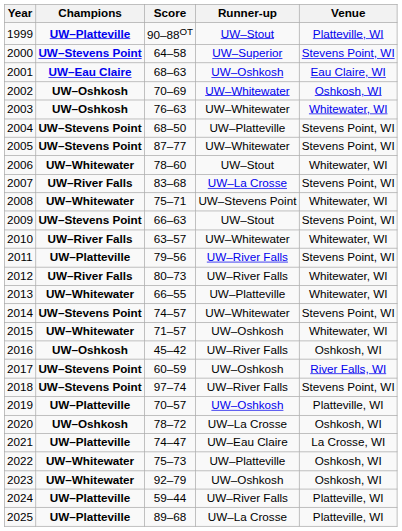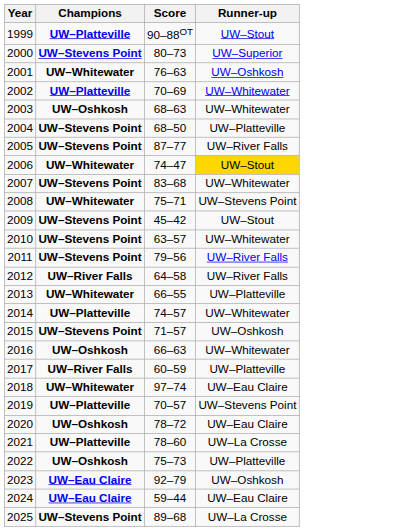- column: (348, 13)
(170, 53) 64–58 -> (170, 53) 80–73
(90, 72) UW–Eau Claire -> (90, 72) UW–Whitewater
(170, 72) 68–63 -> (170, 72) 76–63
(90, 91) UW–Oshkosh -> (90, 91) UW–Platteville
(170, 109) 76–63 -> (170, 109) 68–63
(247, 146) UW–Whitewater -> (247, 146) UW–River Falls
(170, 165) 78–60 -> (170, 165) 74–47
(247, 165) no background -> (247, 165) gold background
(90, 183) UW–River Falls -> (90, 183) UW–Stevens Point
(247, 183) UW–La Crosse -> (247, 183) UW–Whitewater
(170, 220) 66–63 -> (170, 220) 45–42
(90, 239) UW–River Falls -> (90, 239) UW–Stevens Point
(90, 257) UW–Platteville -> (90, 257) UW–Stevens Point
(170, 276) 80–73 -> (170, 276) 64–58
(90, 313) UW–Stevens Point -> (90, 313) UW–Platteville
(90, 331) UW–Whitewater -> (90, 331) UW–Stevens Point
(170, 350) 45–42 -> (170, 350) 66–63
(247, 350) UW–River Falls -> (247, 350) UW–Whitewater
(90, 368) UW–Stevens Point -> (90, 368) UW–River Falls
(247, 368) UW–Oshkosh -> (247, 368) UW–Platteville
(90, 387) UW–Stevens Point -> (90, 387) UW–Whitewater
(247, 387) UW–River Falls -> (247, 387) UW–Eau Claire
(247, 405) UW–Oshkosh -> (247, 405) UW–Stevens Point
(247, 424) UW–La Crosse -> (247, 424) UW–Eau Claire
(170, 442) 74–47 -> (170, 442) 78–60
(247, 442) UW–Eau Claire -> (247, 442) UW–La Crosse
(90, 461) UW–Whitewater -> (90, 461) UW–Oshkosh
(90, 480) UW–Whitewater -> (90, 480) UW–Eau Claire
(90, 498) UW–Platteville -> (90, 498) UW–Eau Claire
(247, 498) UW–River Falls -> (247, 498) UW–Eau Claire
(90, 517) UW–Platteville -> (90, 517) UW–Stevens Point
